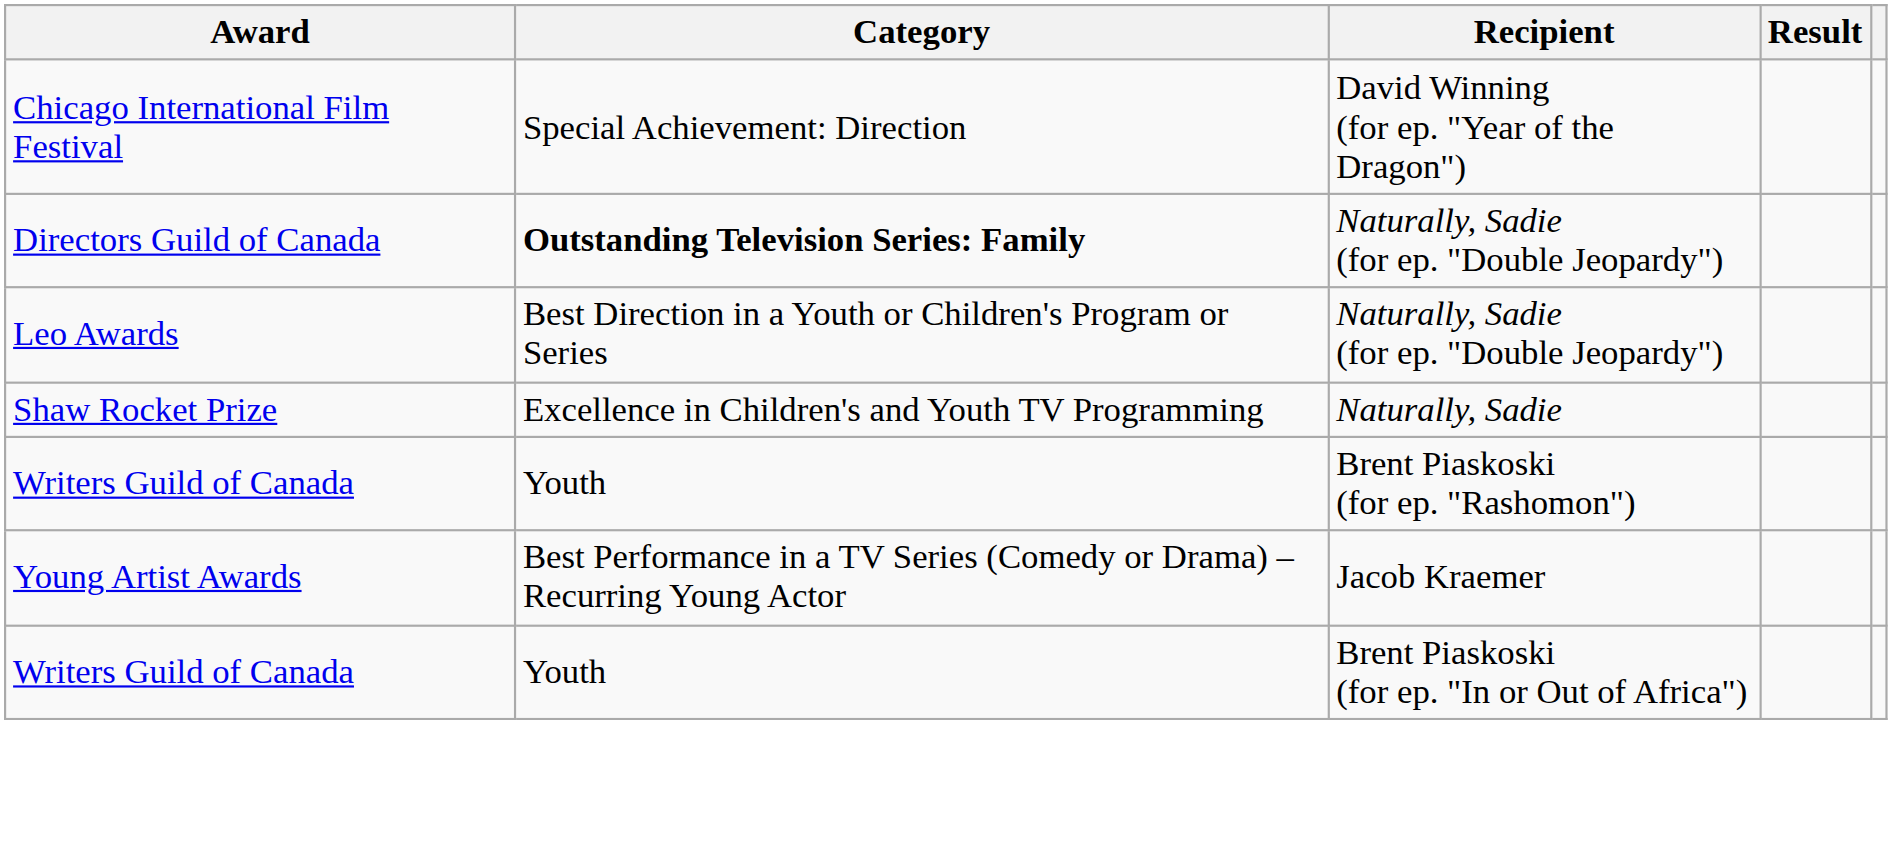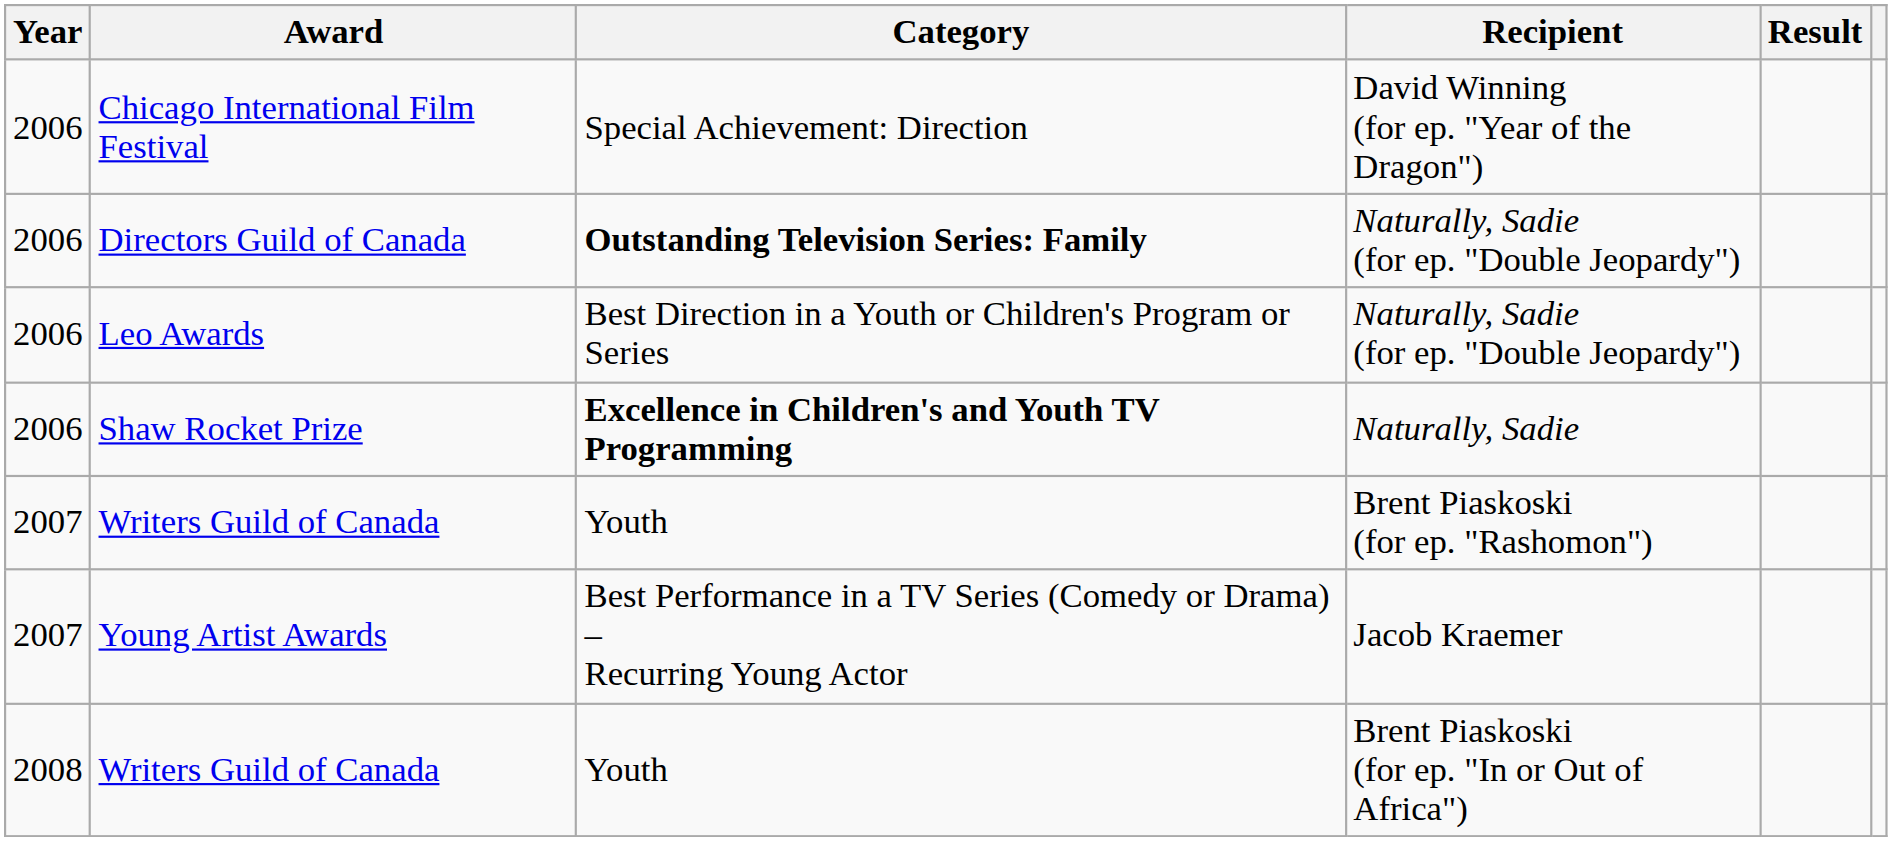+ column: (48, 32)
(893, 408) normal -> (872, 428) bold
